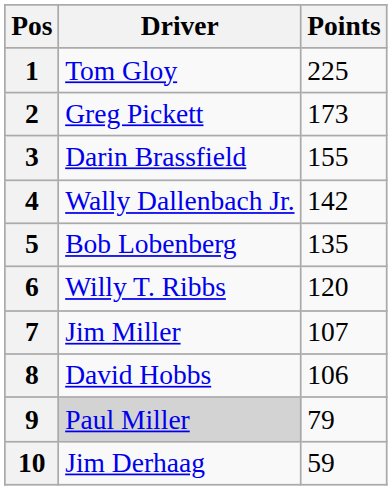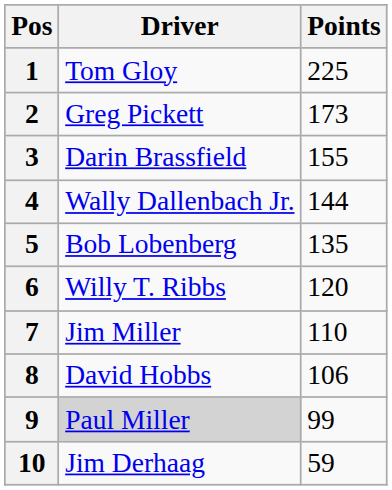(328, 200) 142 -> (328, 200) 144
(328, 331) 107 -> (327, 331) 110
(321, 419) 79 -> (321, 419) 99
